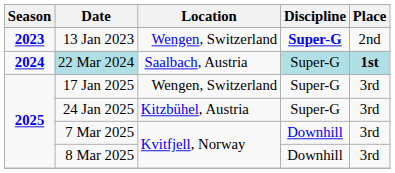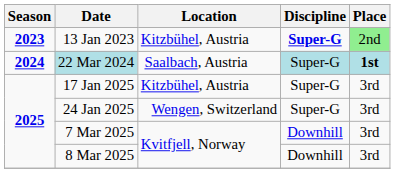(209, 39) Wengen, Switzerland -> (195, 39) Kitzbühel, Austria
(370, 39) no background -> (370, 39) lightgreen background
(209, 86) Wengen, Switzerland -> (195, 86) Kitzbühel, Austria
(195, 109) Kitzbühel, Austria -> (209, 109) Wengen, Switzerland
